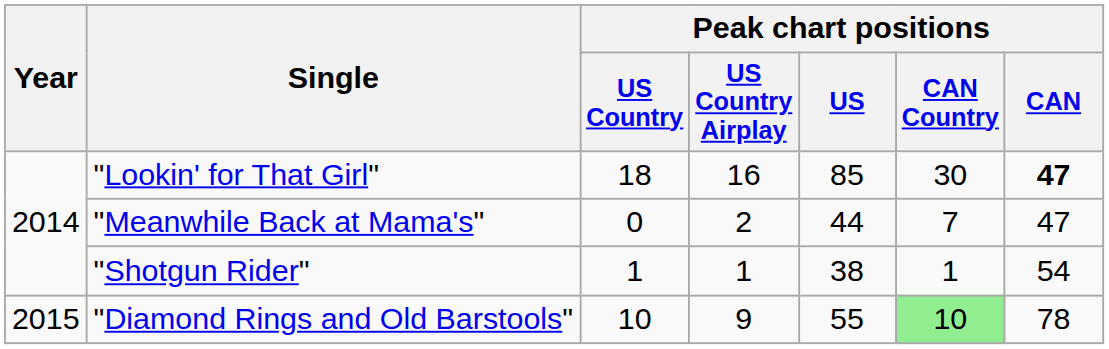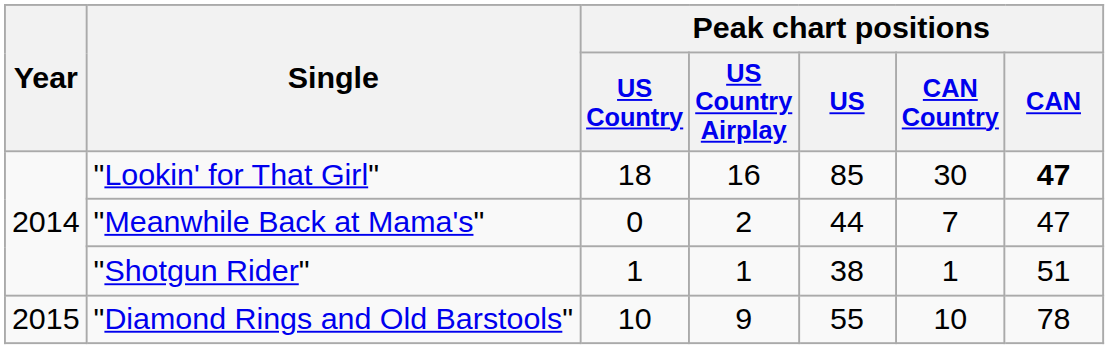(1054, 270) 54 -> (1054, 270) 51
(950, 318) lightgreen background -> (950, 318) no background
